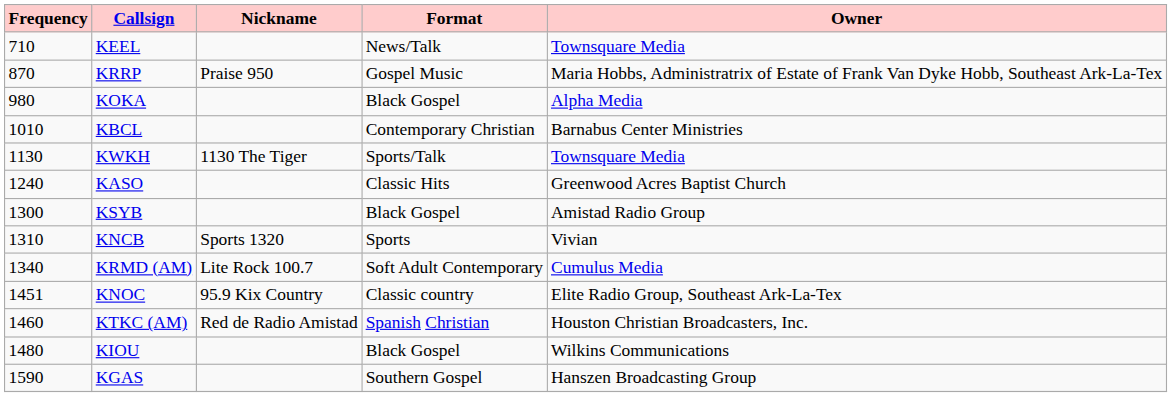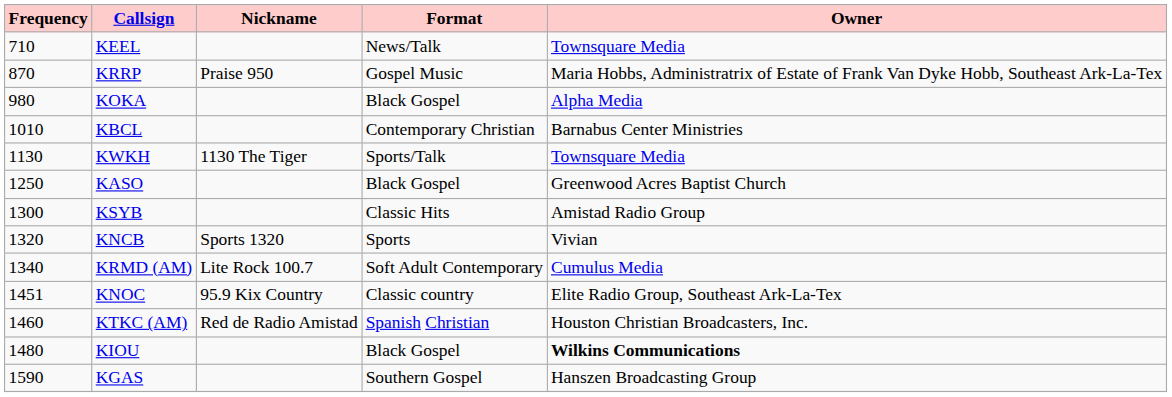(26, 184) 1240 -> (26, 184) 1250
(408, 184) Classic Hits -> (413, 184) Black Gospel
(413, 211) Black Gospel -> (408, 211) Classic Hits
(26, 239) 1310 -> (26, 239) 1320
(640, 350) normal -> (646, 350) bold
